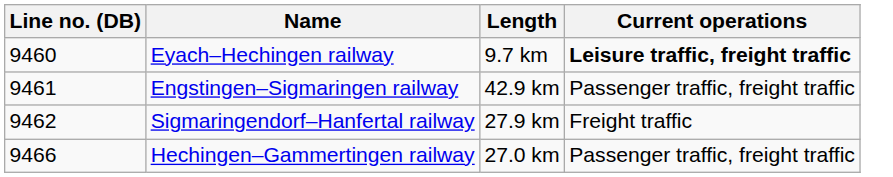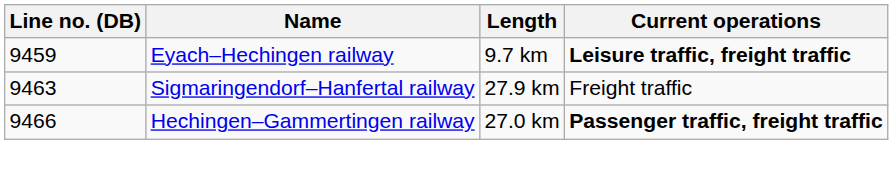(33, 54) 9460 -> (33, 54) 9459
- row: (304, 88)
(33, 121) 9462 -> (33, 88) 9463
(712, 155) normal -> (726, 121) bold
